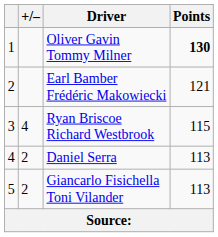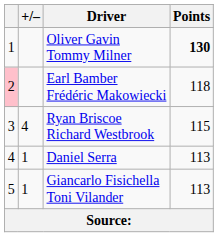(11, 87) no background -> (11, 87) pink background
(200, 87) 121 -> (200, 87) 118
(25, 158) 2 -> (25, 158) 1
(25, 189) 2 -> (25, 189) 1
